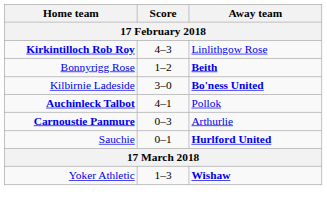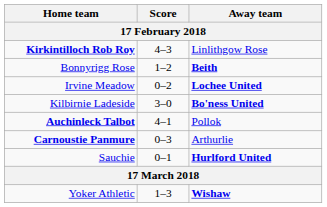+ row: (100, 85)
